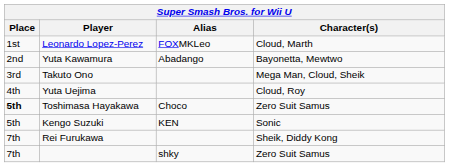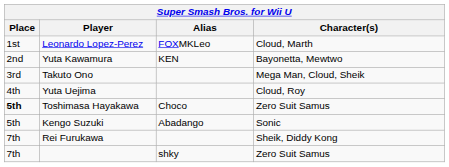(181, 59) Abadango -> (169, 59) KEN
(169, 122) KEN -> (181, 122) Abadango
